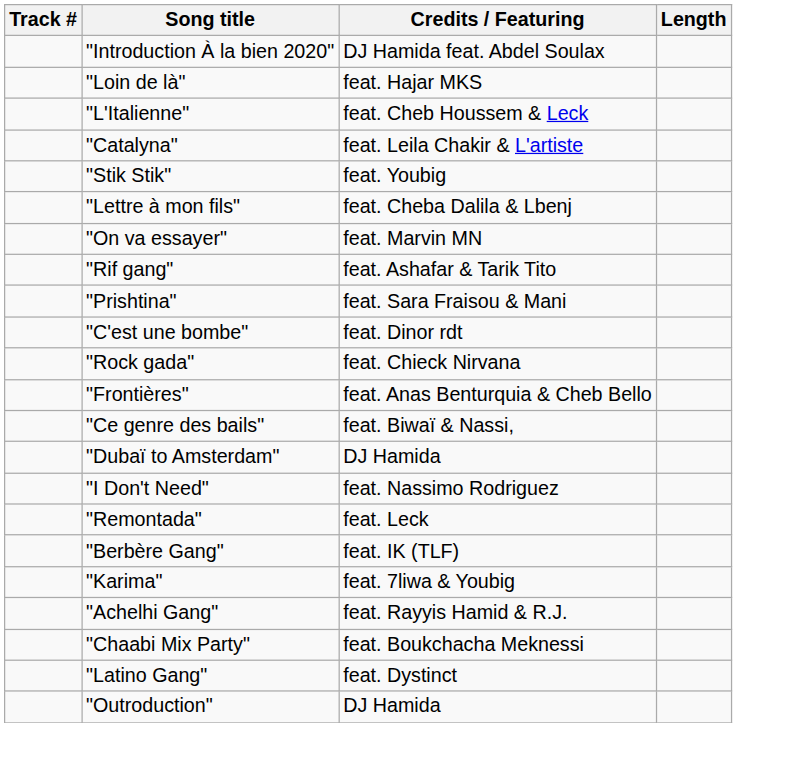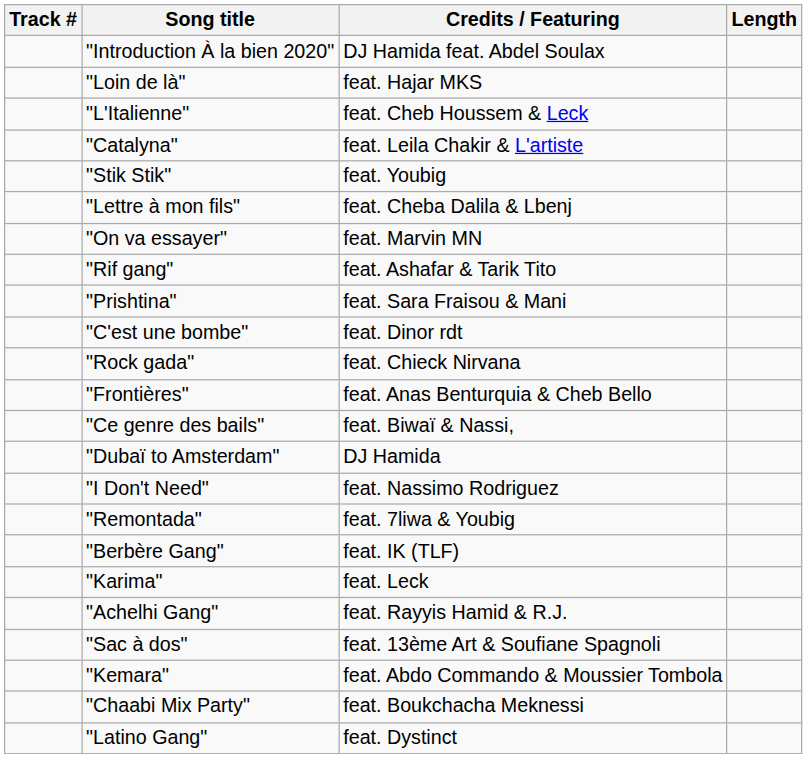(386, 519) feat. Leck -> (429, 519) feat. 7liwa & Youbig
(429, 581) feat. 7liwa & Youbig -> (386, 581) feat. Leck
+ row: (137, 644)
+ row: (128, 675)
- row: (149, 706)
